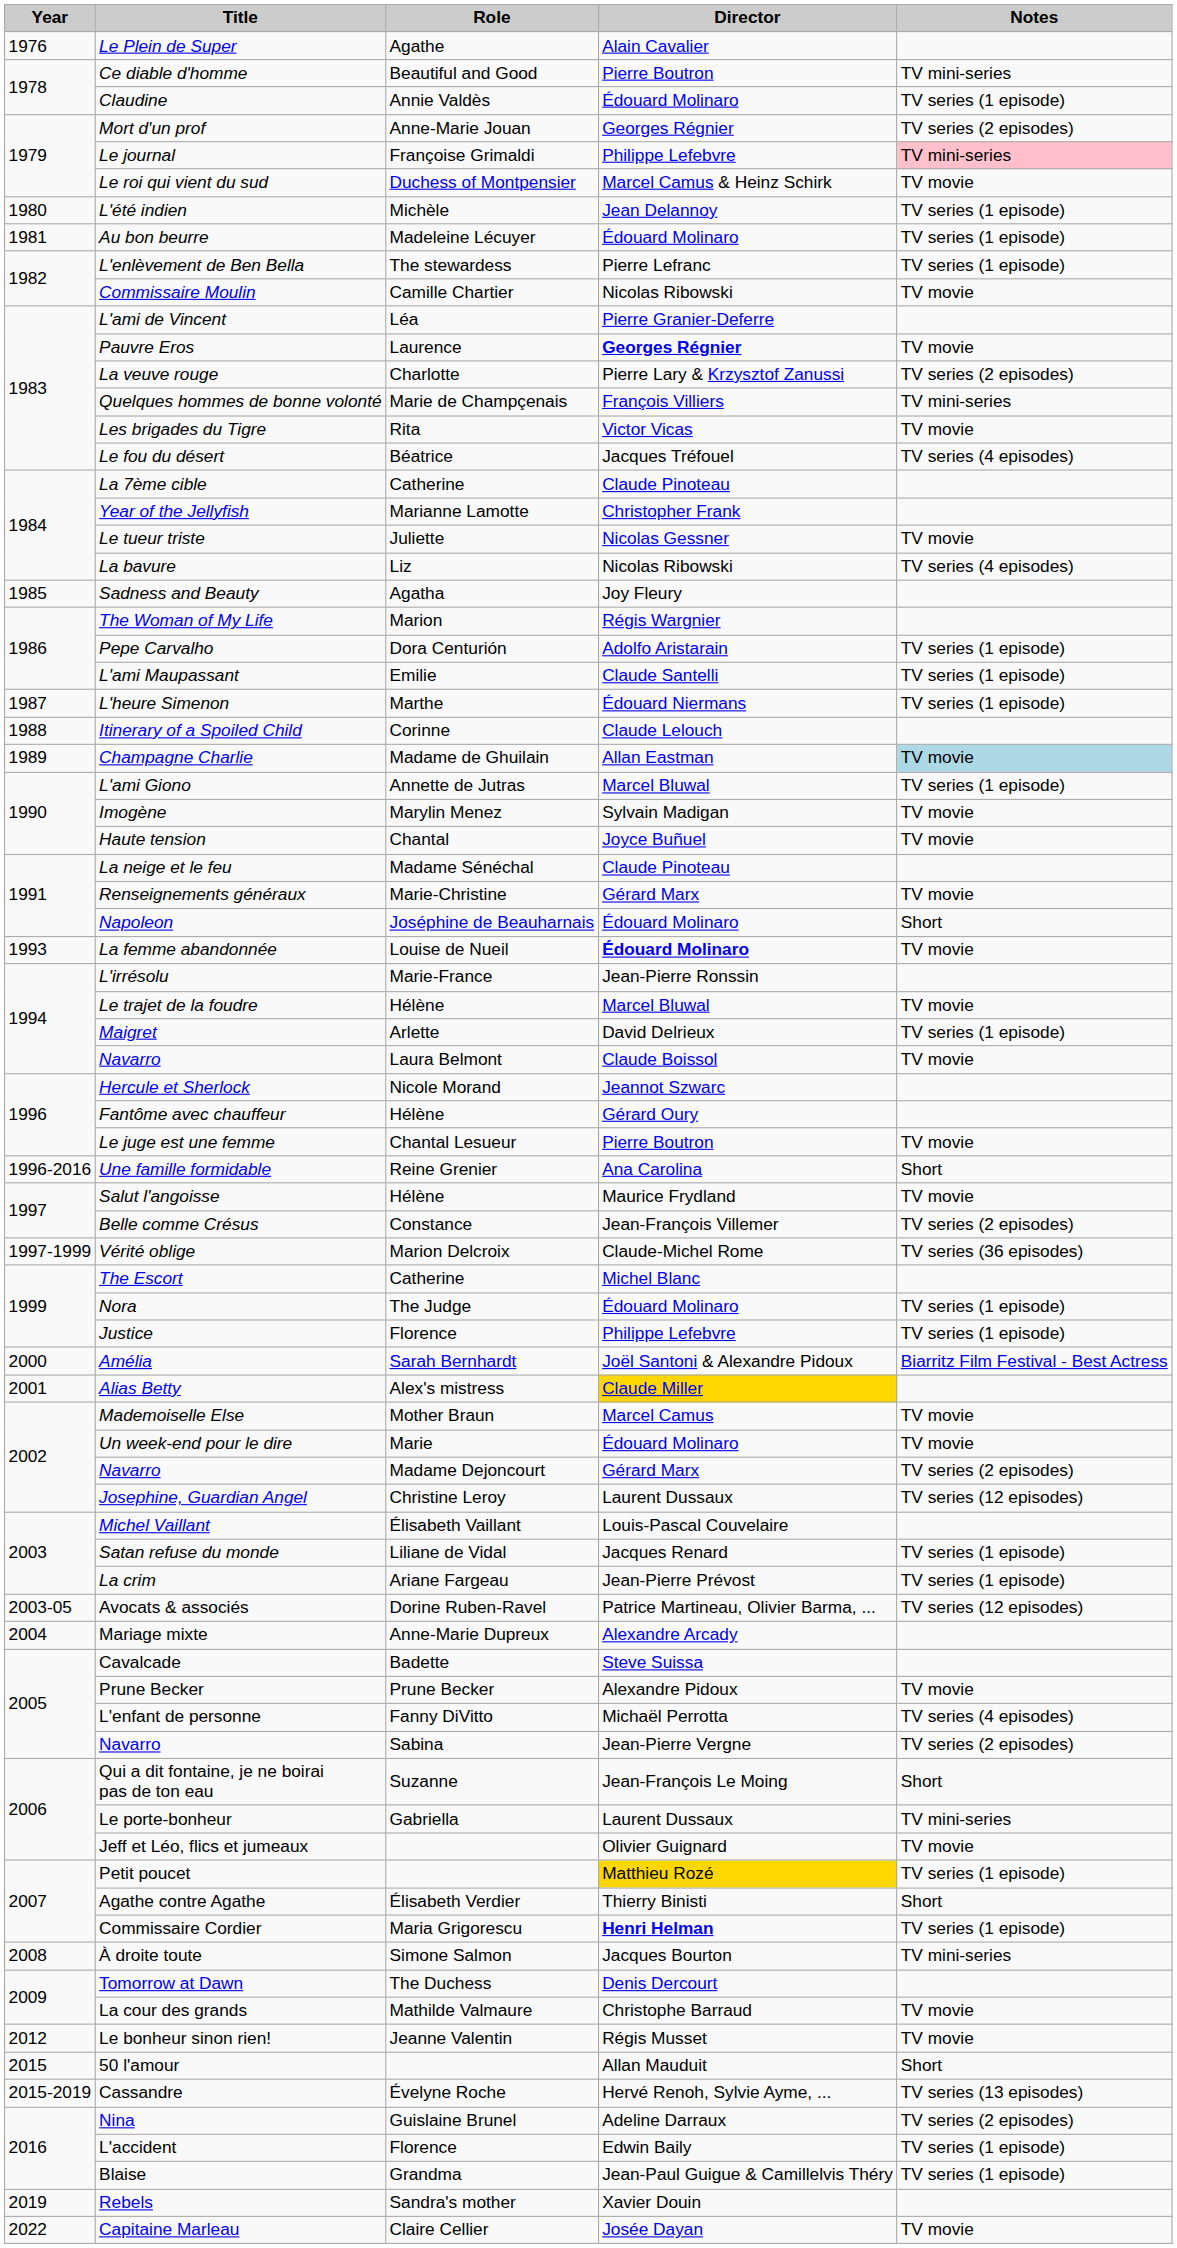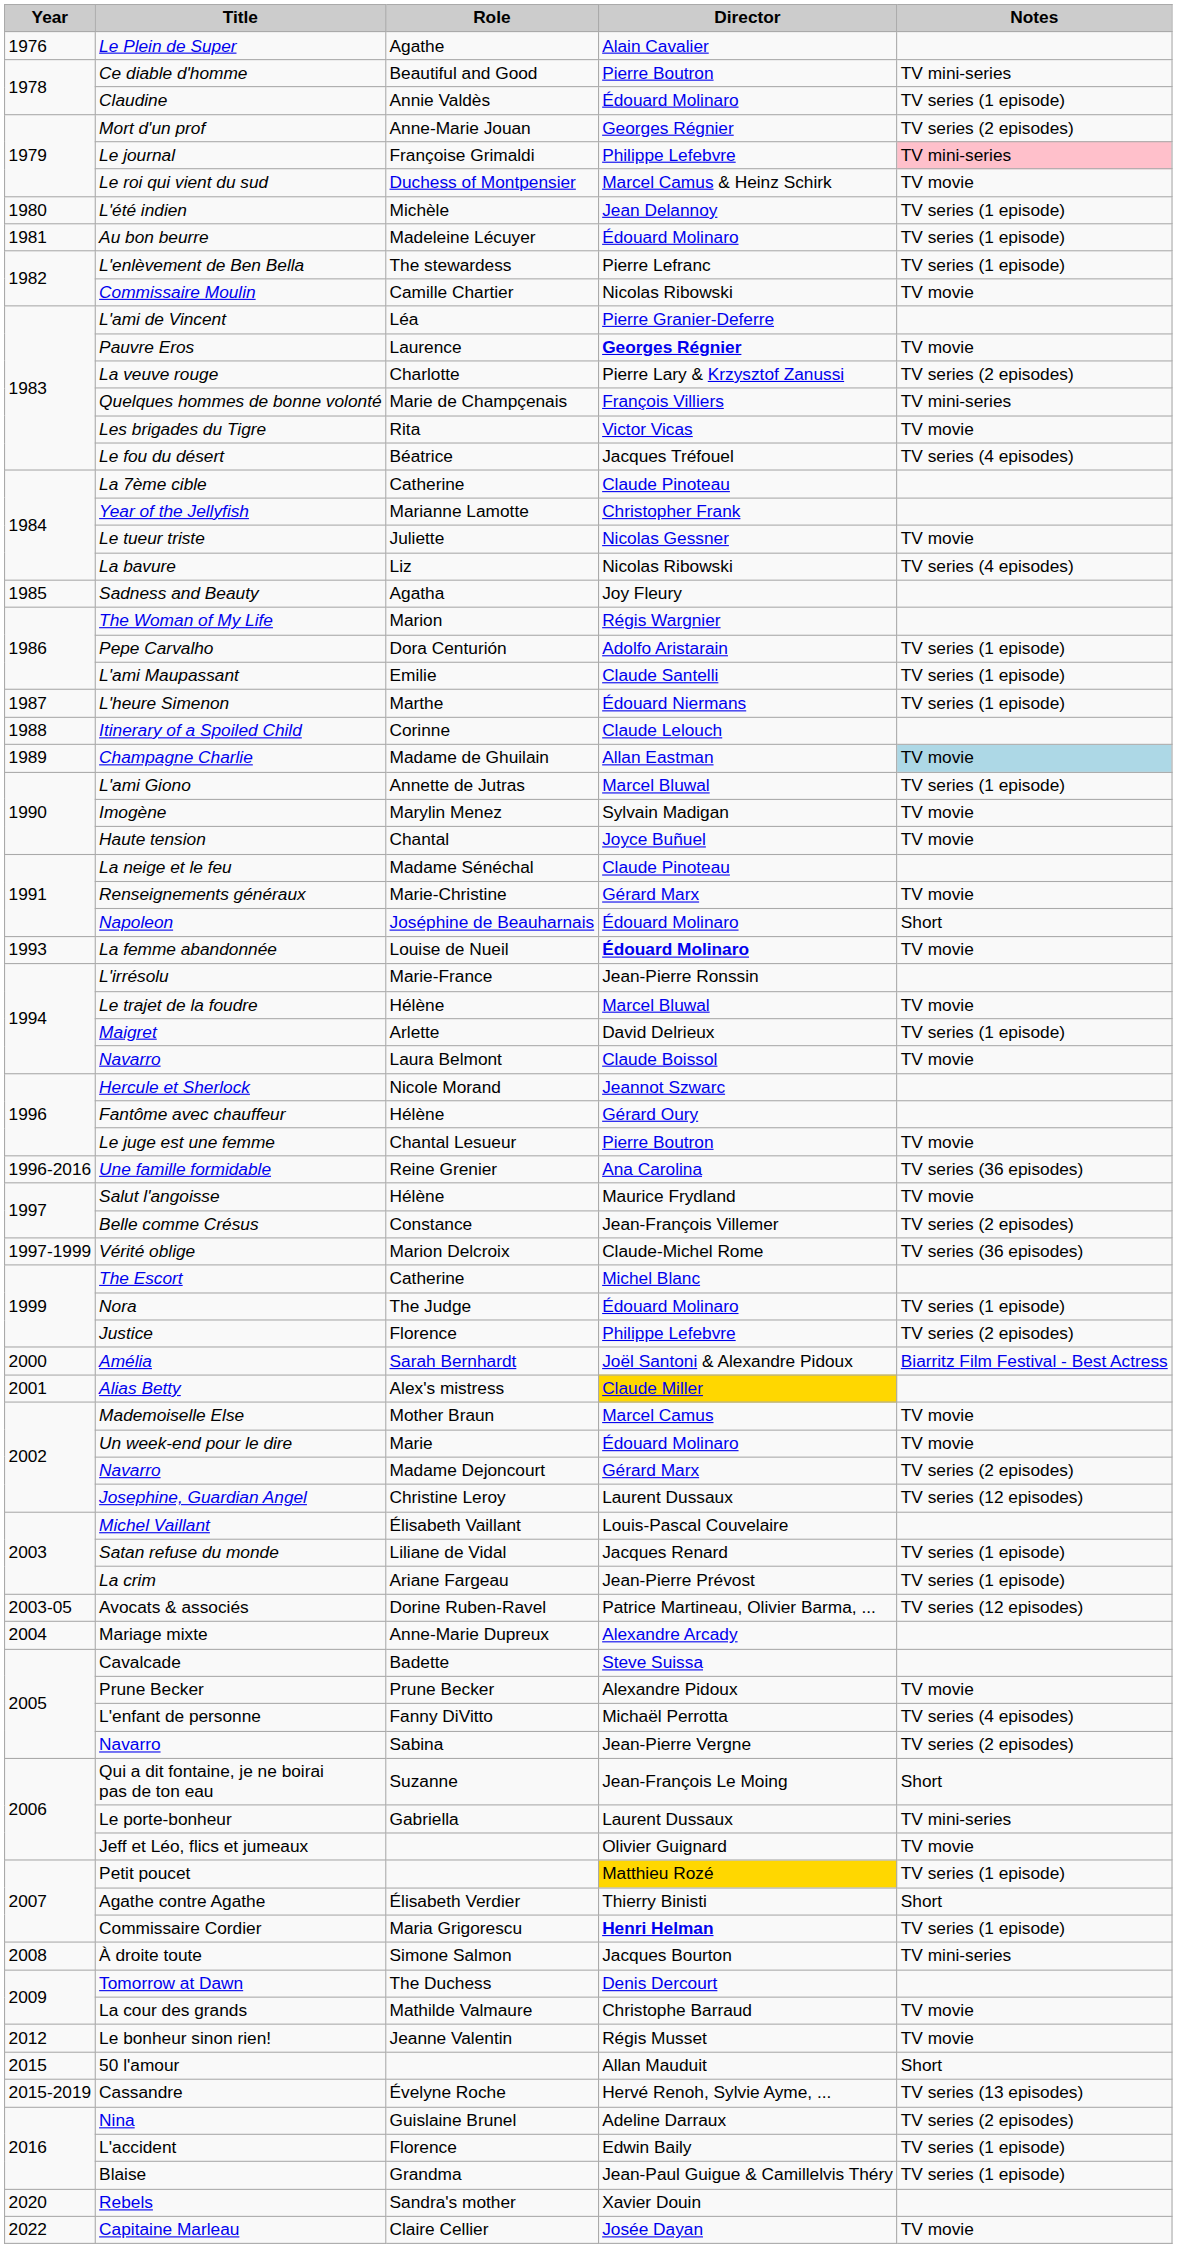(921, 1169) Short -> (992, 1169) TV series (36 episodes)
(983, 1333) TV series (1 episode) -> (987, 1333) TV series (2 episodes)
(28, 2202) 2019 -> (28, 2202) 2020
